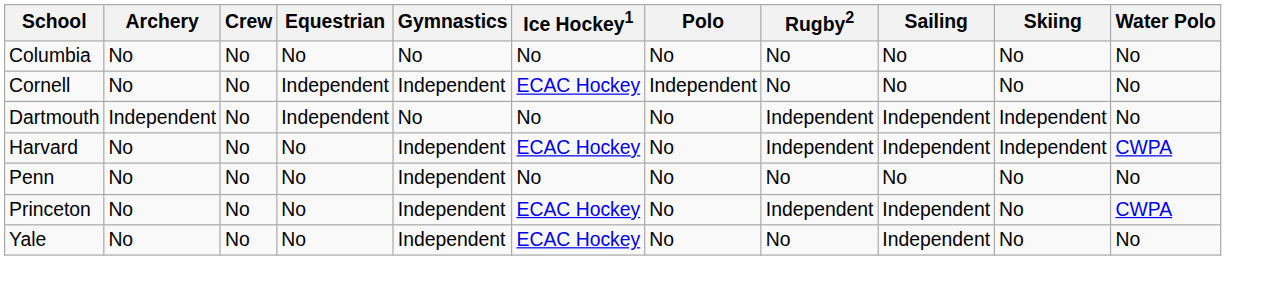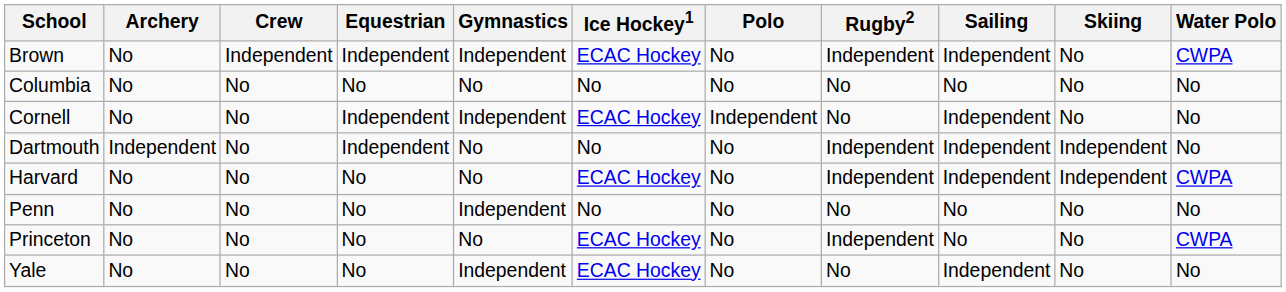+ row: (37, 55)
(895, 86) No -> (997, 117) Independent
(452, 147) Independent -> (471, 178) No
(452, 209) Independent -> (471, 240) No
(936, 209) Independent -> (955, 240) No
